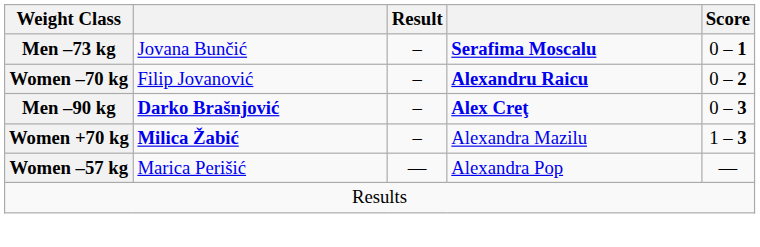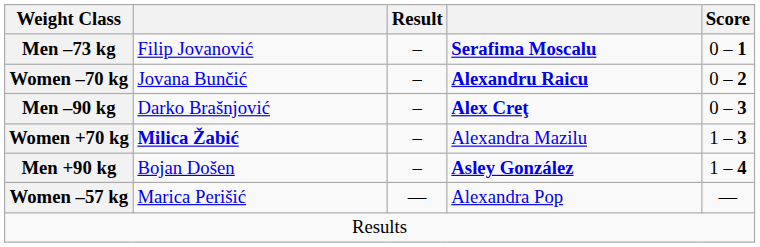(192, 49) Jovana Bunčić -> (195, 49) Filip Jovanović
(195, 78) Filip Jovanović -> (192, 78) Jovana Bunčić
(208, 108) bold -> (204, 108) normal
+ row: (69, 167)
